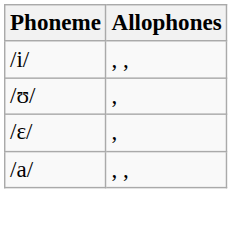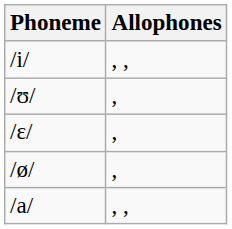+ row: (22, 168)
